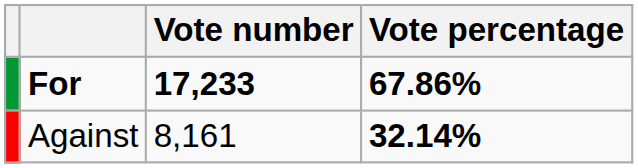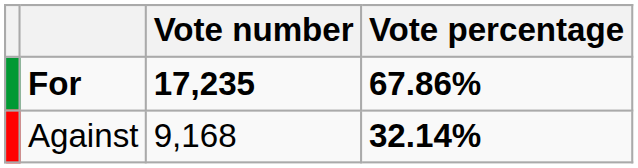(204, 83) 17,233 -> (204, 83) 17,235
(195, 135) 8,161 -> (195, 135) 9,168
